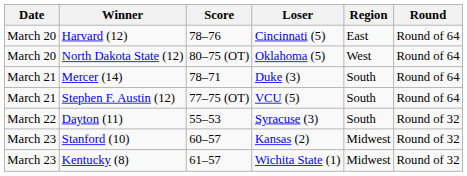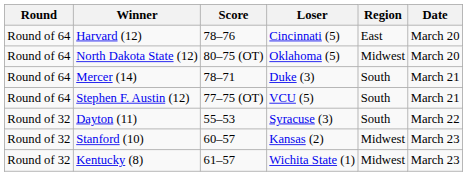columns swapped: (32, 15) <-> (428, 15)
(359, 56) West -> (383, 56) Midwest
